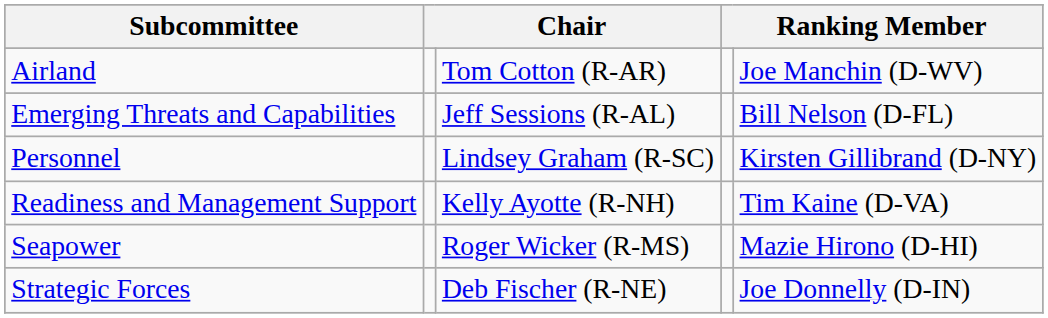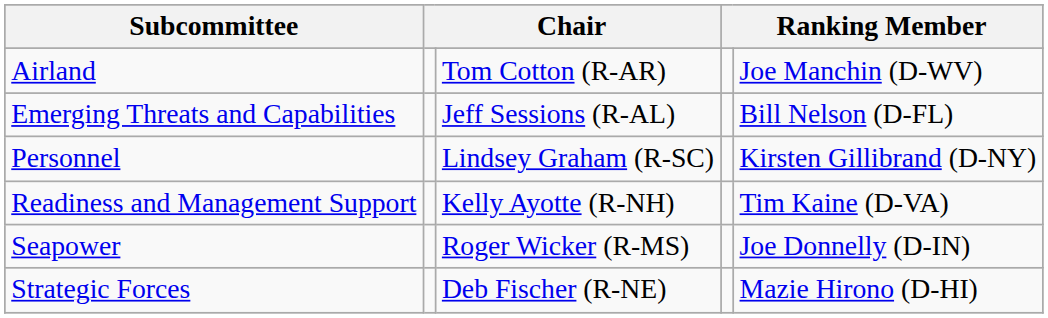(859, 245) Mazie Hirono (D-HI) -> (855, 245) Joe Donnelly (D-IN)
(855, 289) Joe Donnelly (D-IN) -> (859, 289) Mazie Hirono (D-HI)
